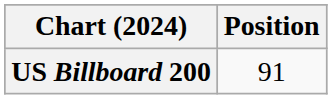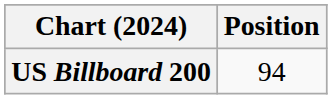(272, 70) 91 -> (272, 70) 94
